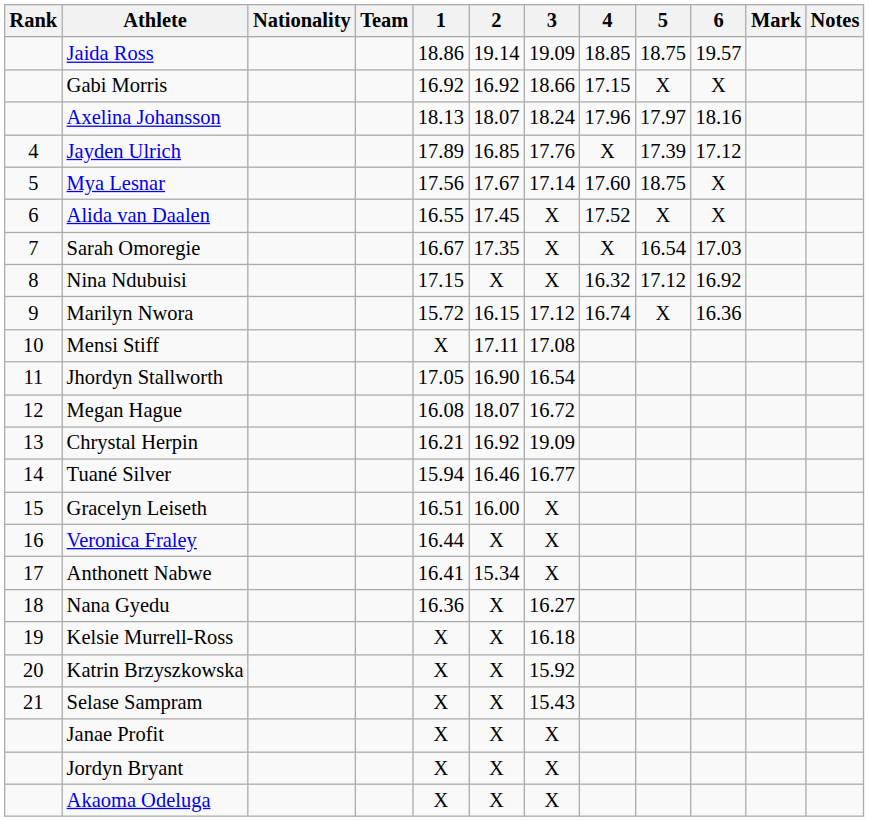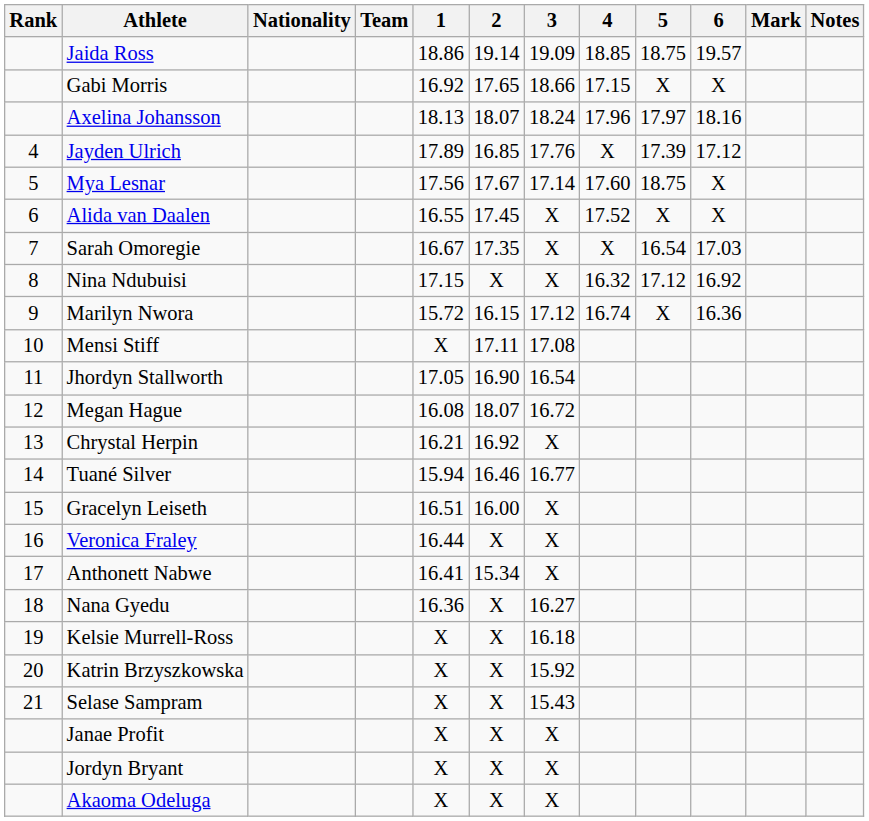(496, 85) 16.92 -> (496, 85) 17.65
(552, 442) 19.09 -> (552, 442) X
